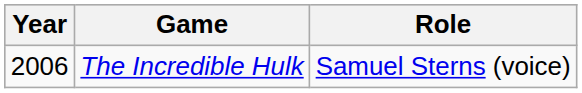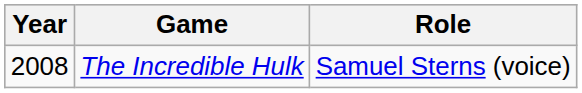(40, 66) 2006 -> (40, 66) 2008
